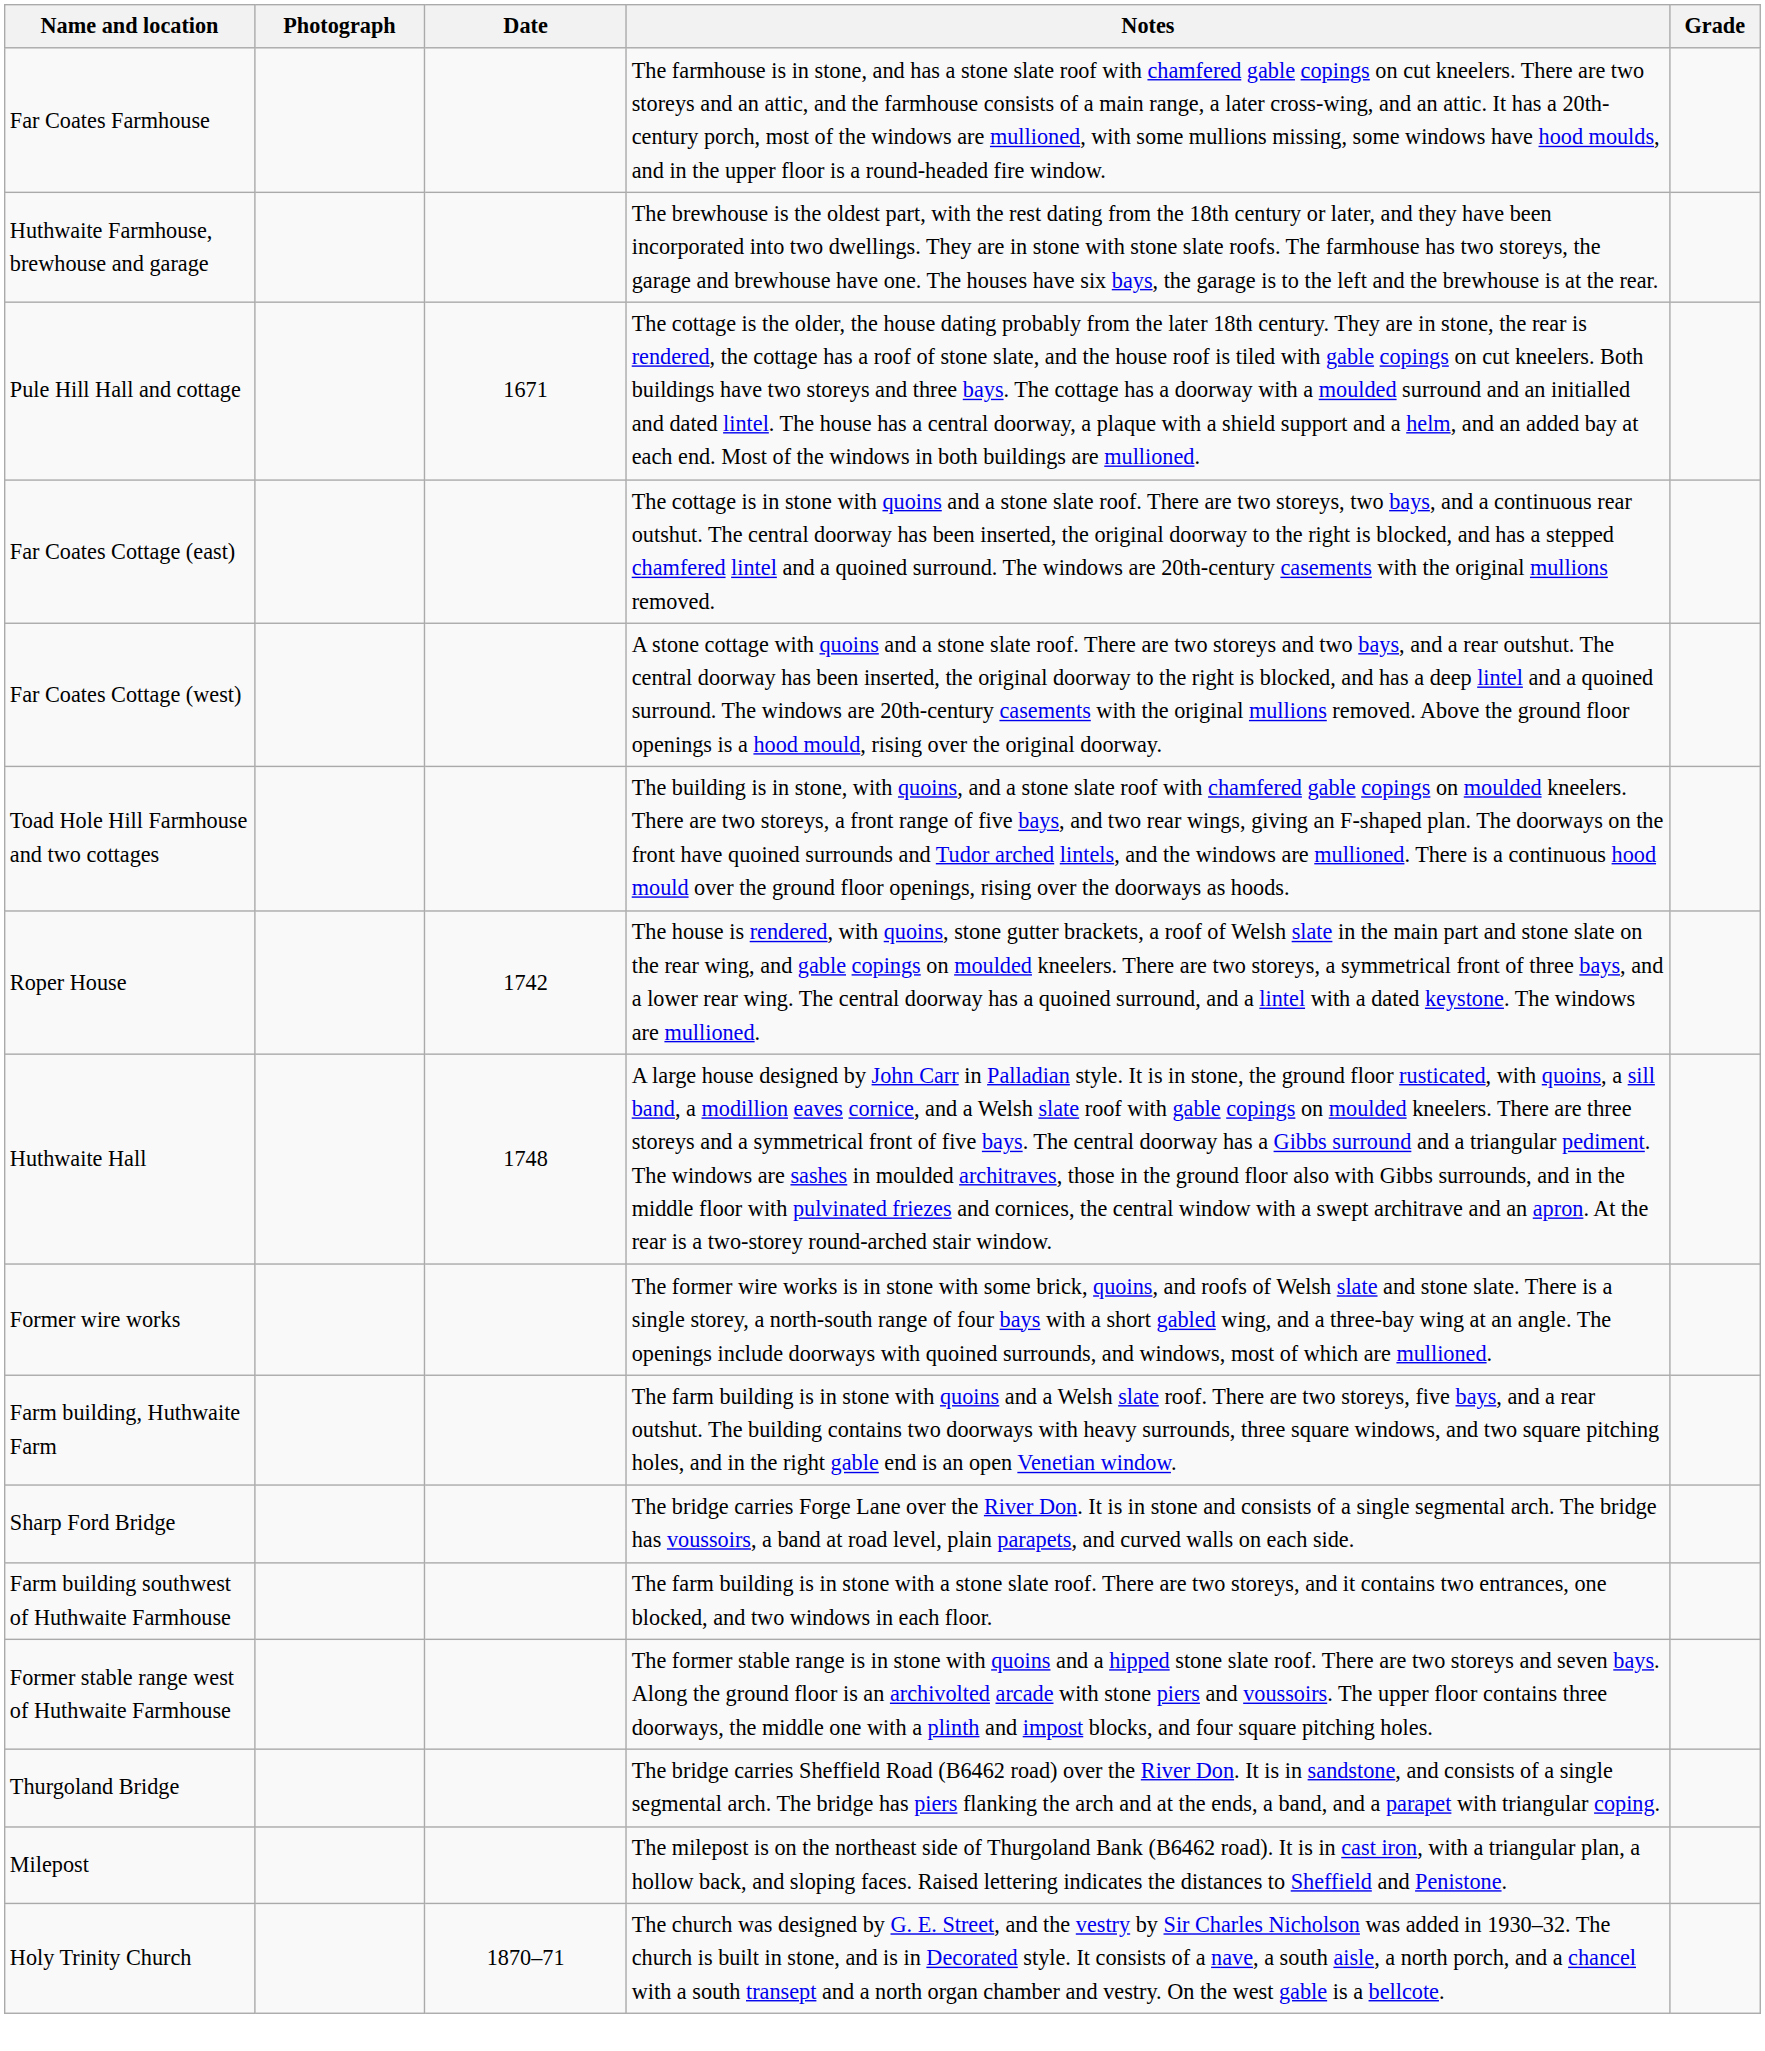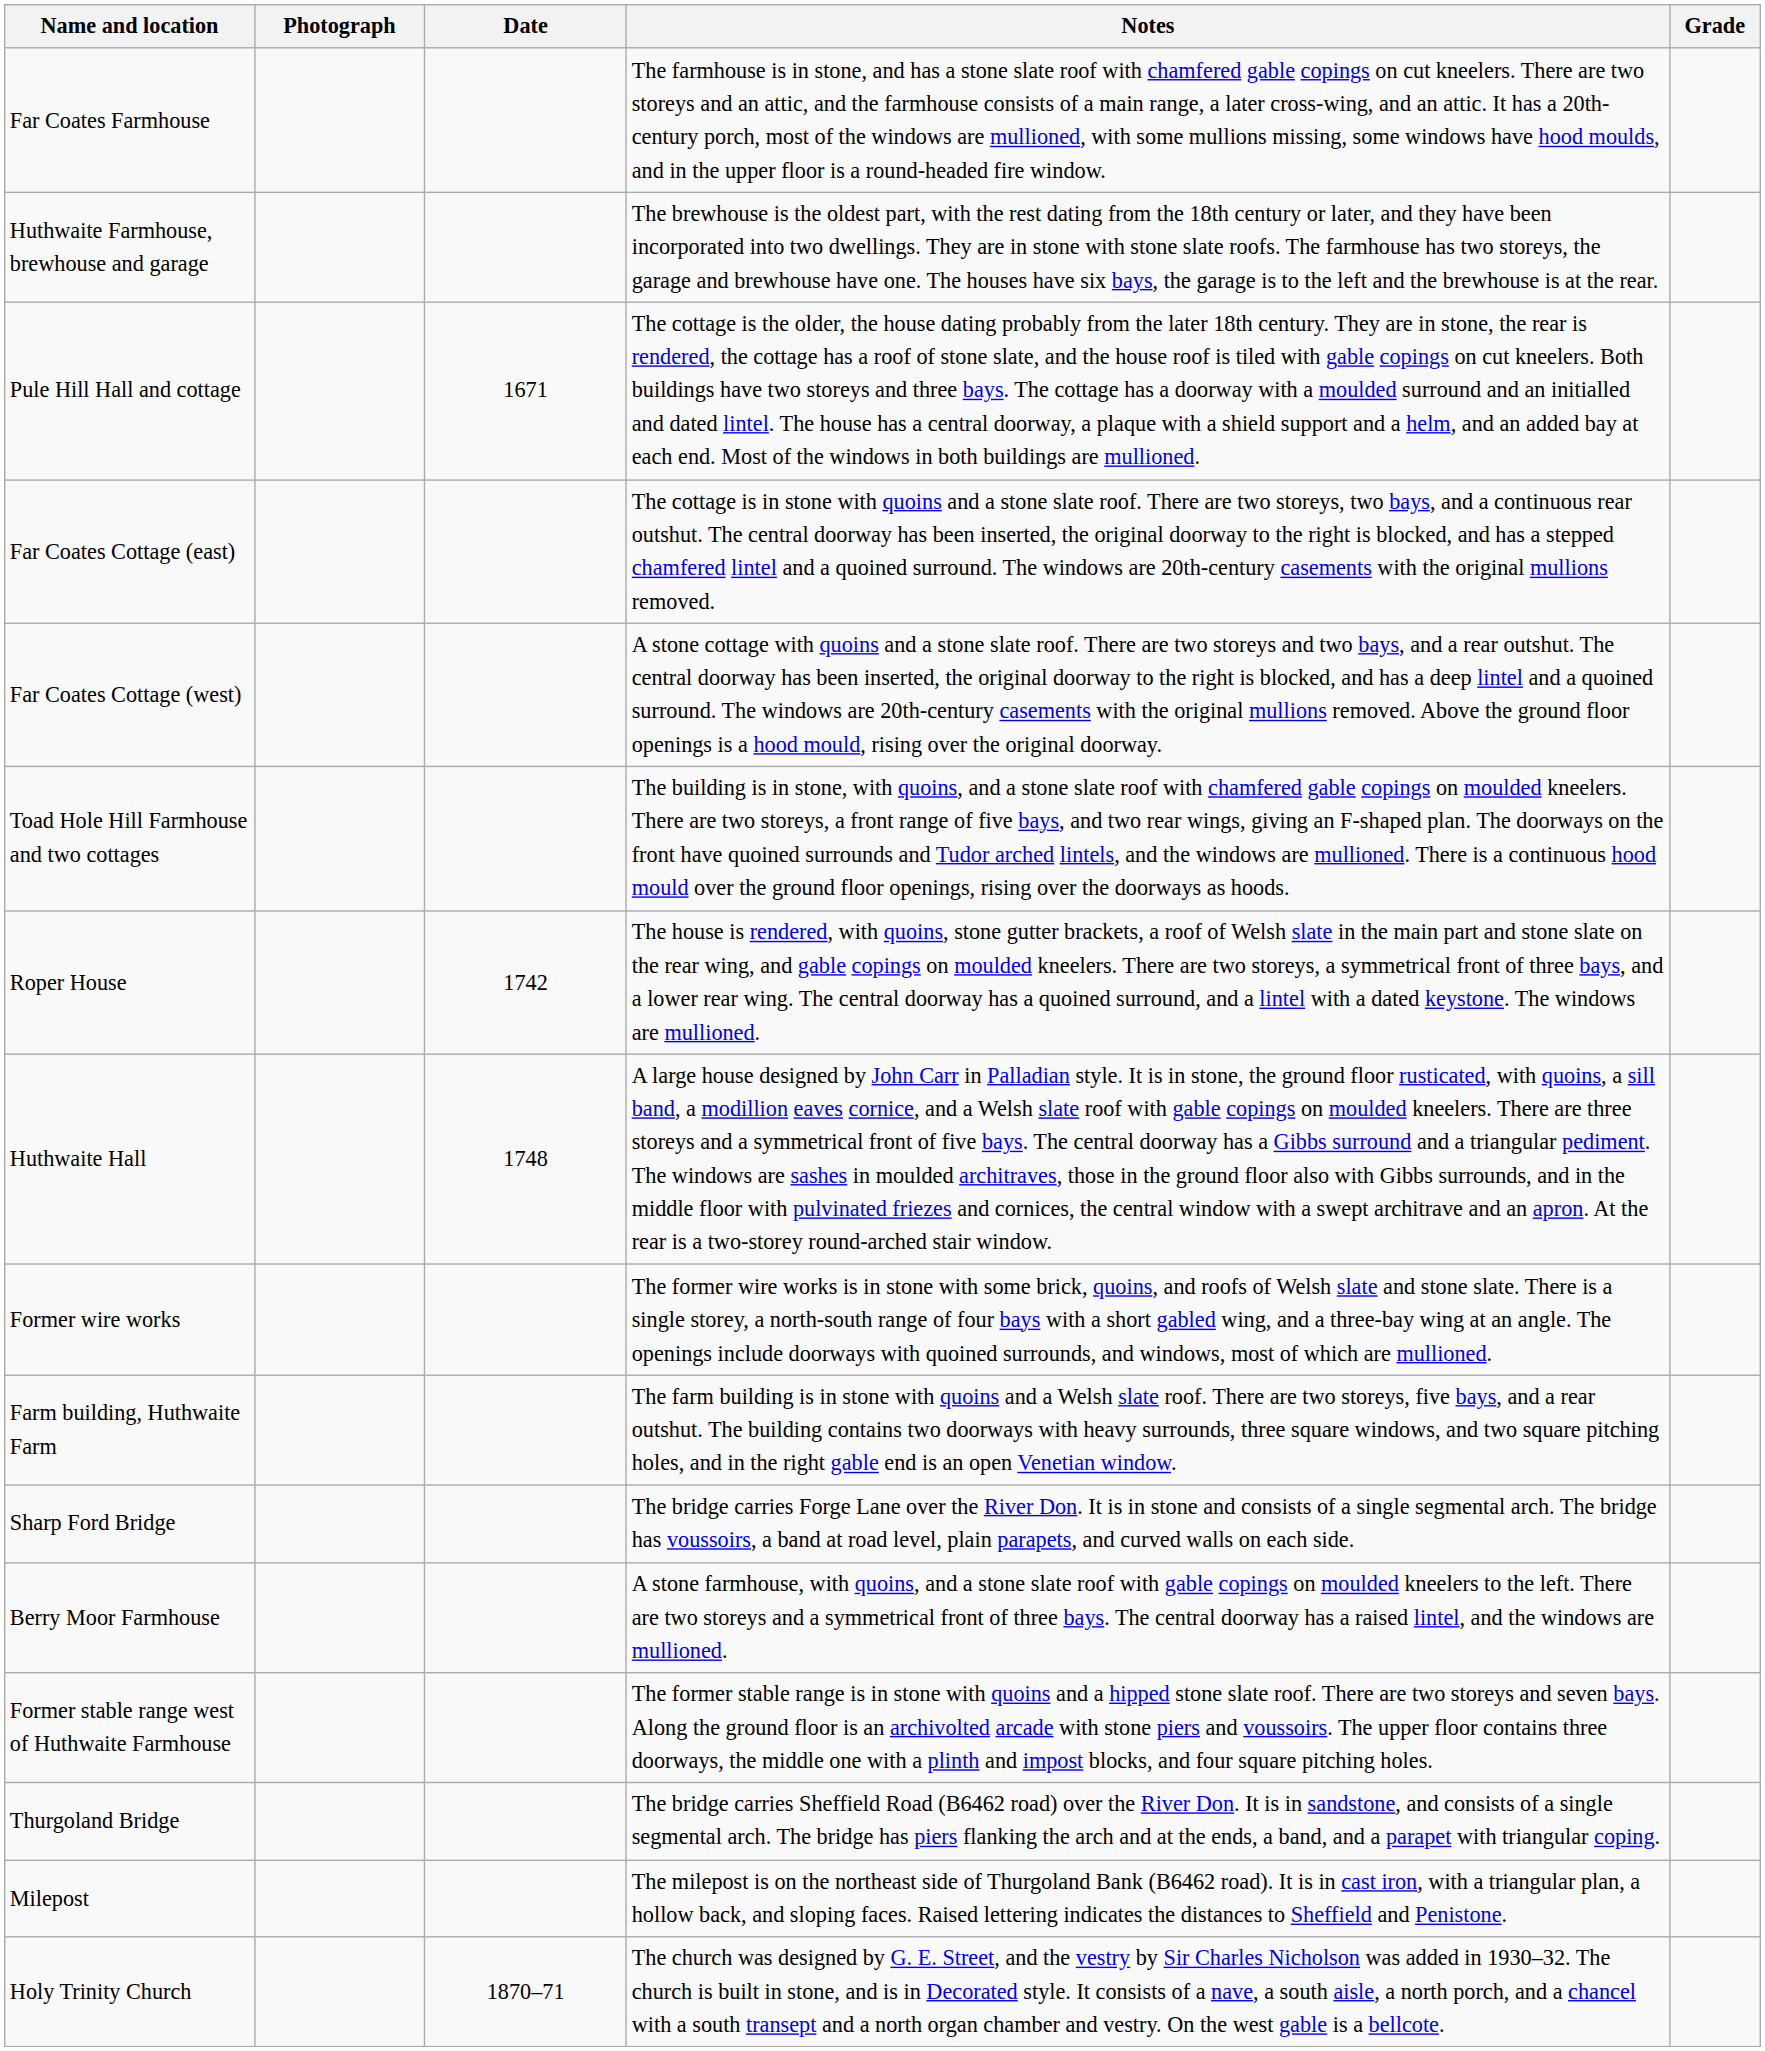+ row: (115, 1617)
- row: (120, 1600)
